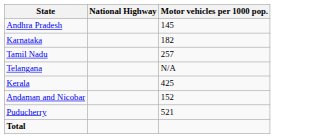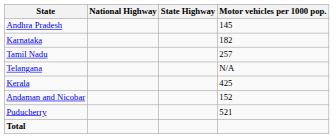+ column: (188, 11)
